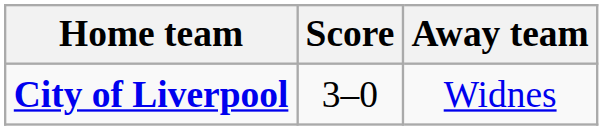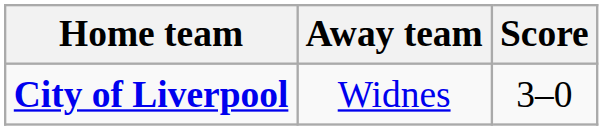columns swapped: (350, 34) <-> (500, 34)
